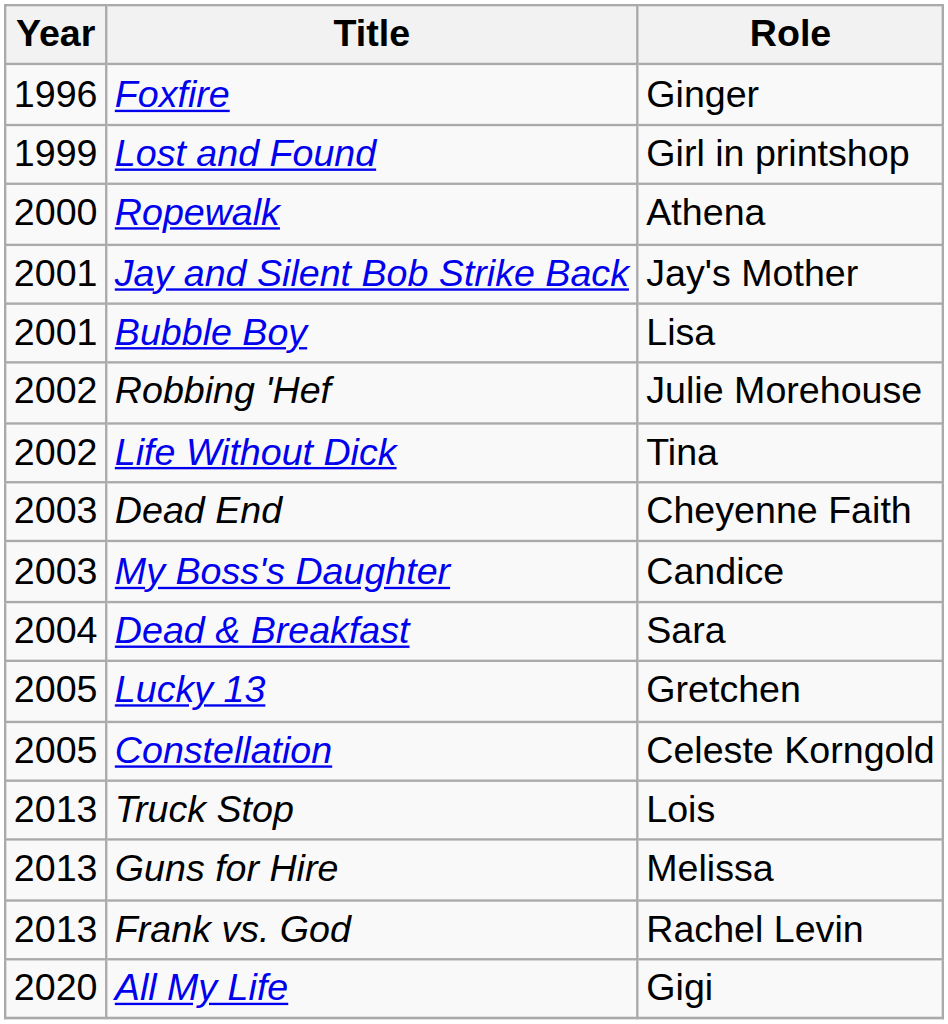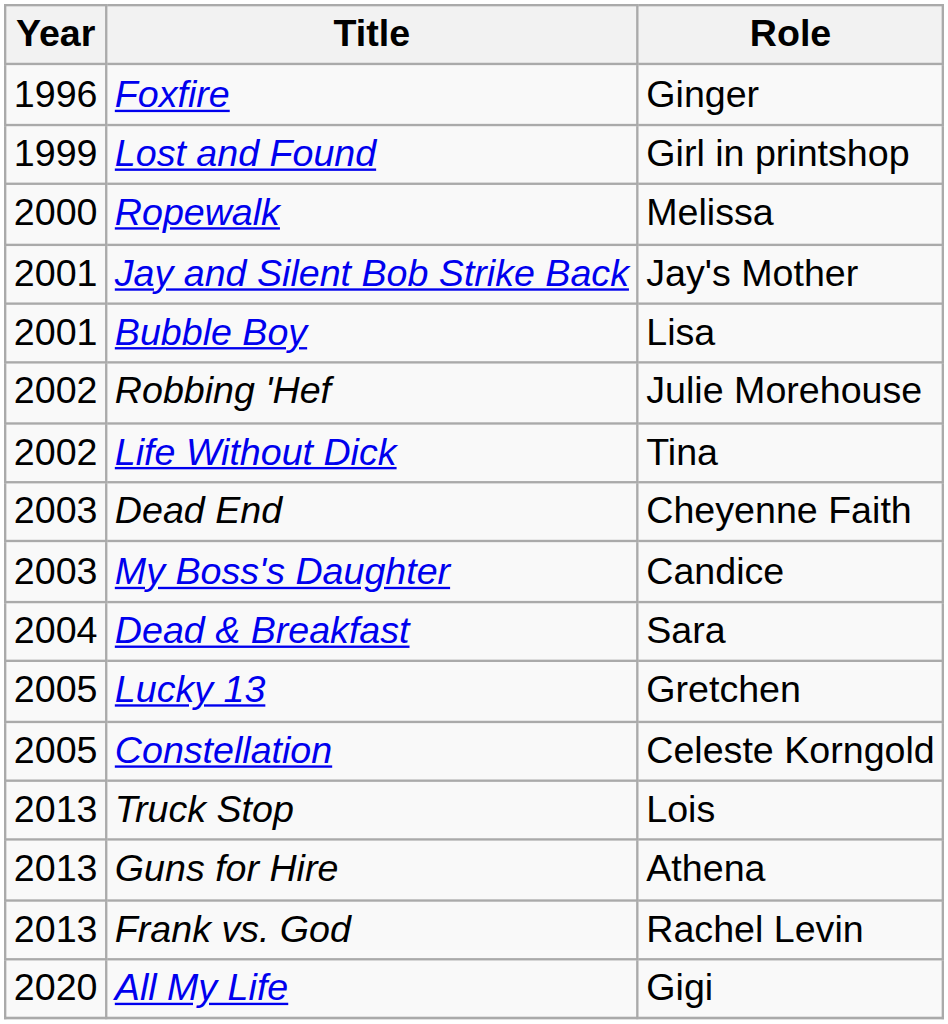(706, 213) Athena -> (710, 213) Melissa
(710, 869) Melissa -> (706, 869) Athena
